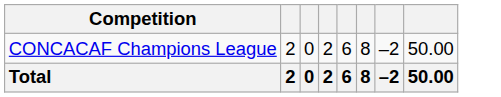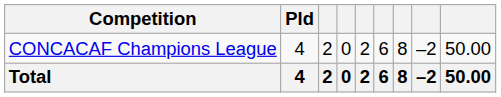+ column: (300, 19)
